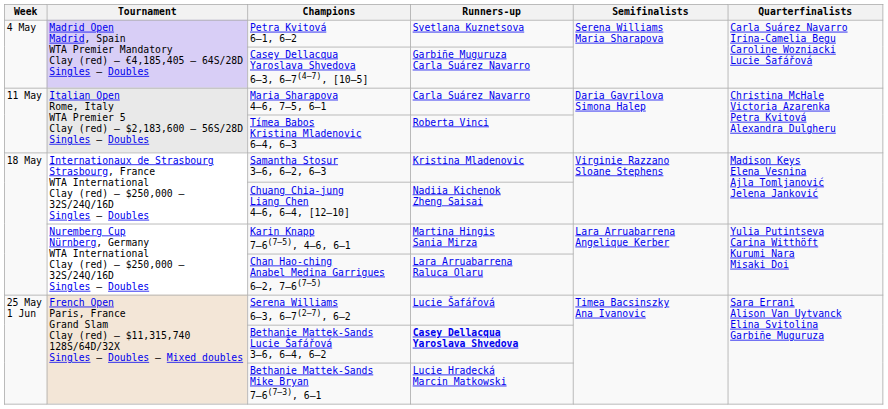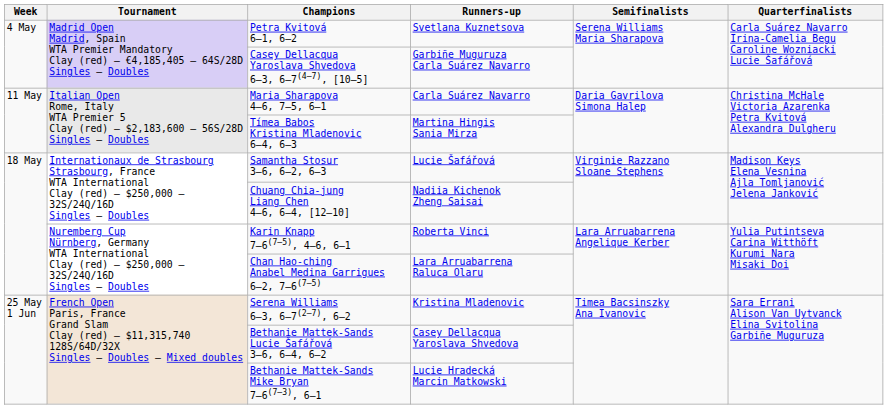(451, 123) Roberta Vinci -> (454, 129) Martina Hingis Sania Mirza
(468, 161) Kristina Mladenovic -> (454, 161) Lucie Šafářová
(454, 238) Martina Hingis Sania Mirza -> (451, 232) Roberta Vinci
(454, 303) Lucie Šafářová -> (468, 303) Kristina Mladenovic
(465, 339) bold -> (465, 339) normal
